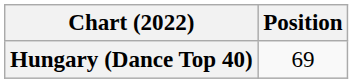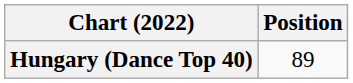(303, 59) 69 -> (303, 59) 89
